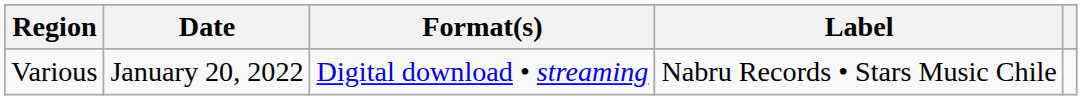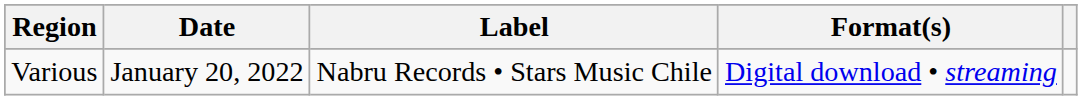columns swapped: (482, 26) <-> (859, 26)
